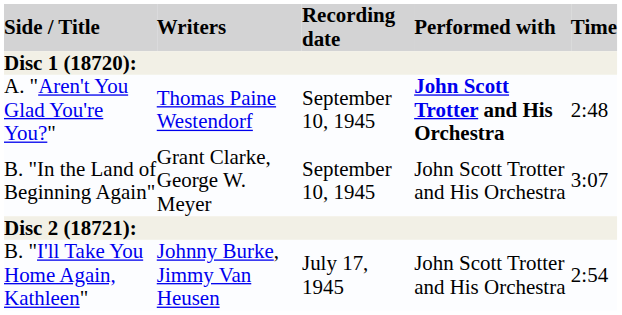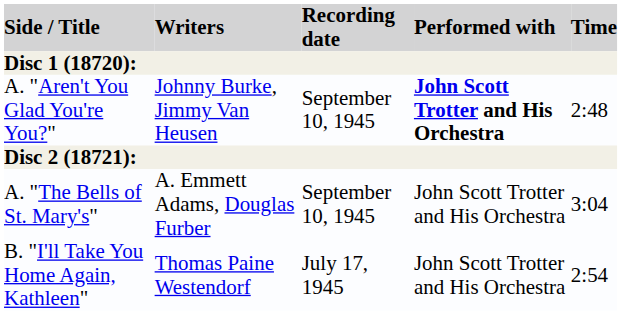(216, 109) Thomas Paine Westendorf -> (216, 109) Johnny Burke, Jimmy Van Heusen
- row: (80, 180)
+ row: (73, 204)
(218, 275) Johnny Burke, Jimmy Van Heusen -> (214, 275) Thomas Paine Westendorf
